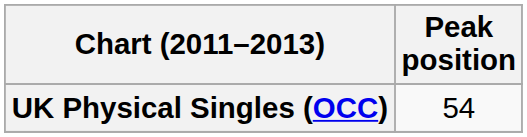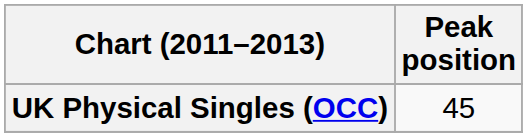(459, 107) 54 -> (459, 107) 45
